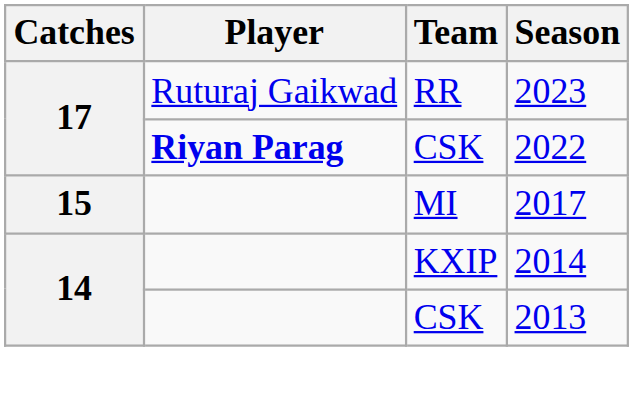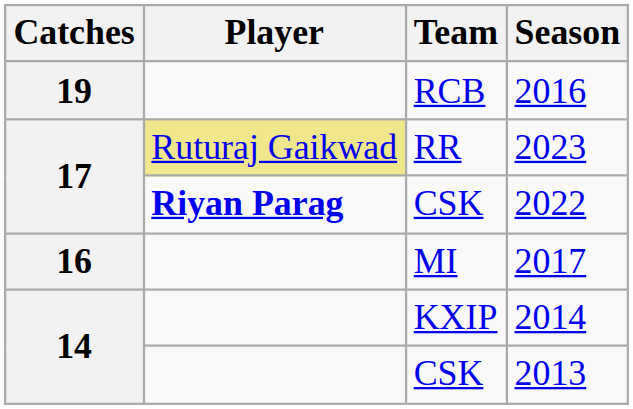+ row: (550, 89)
(274, 89) no background -> (274, 146) khaki background
(74, 203) 15 -> (74, 260) 16
